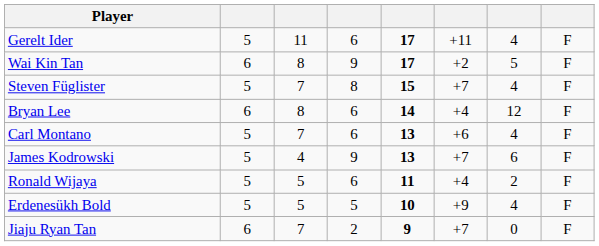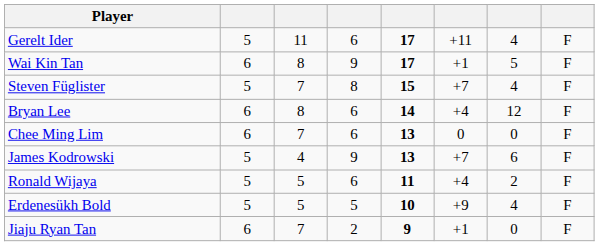(461, 63) +2 -> (461, 63) +1
- row: (49, 134)
+ row: (55, 134)
(461, 228) +7 -> (461, 228) +1
